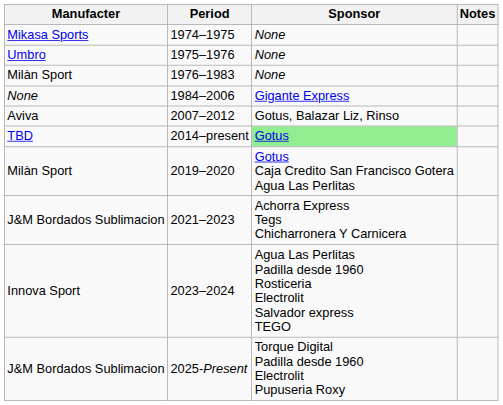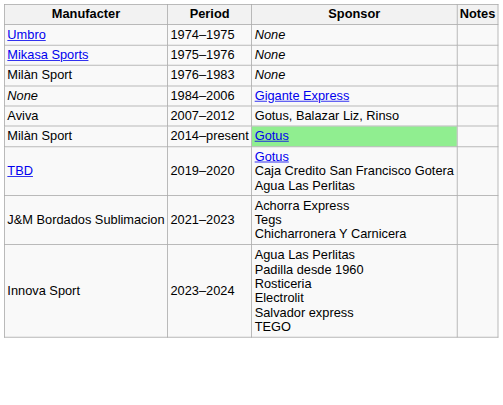(48, 34) Mikasa Sports -> (27, 34) Umbro
(27, 55) Umbro -> (48, 55) Mikasa Sports
(20, 136) TBD -> (40, 136) Milàn Sport
(40, 171) Milàn Sport -> (20, 171) TBD
- row: (209, 368)
